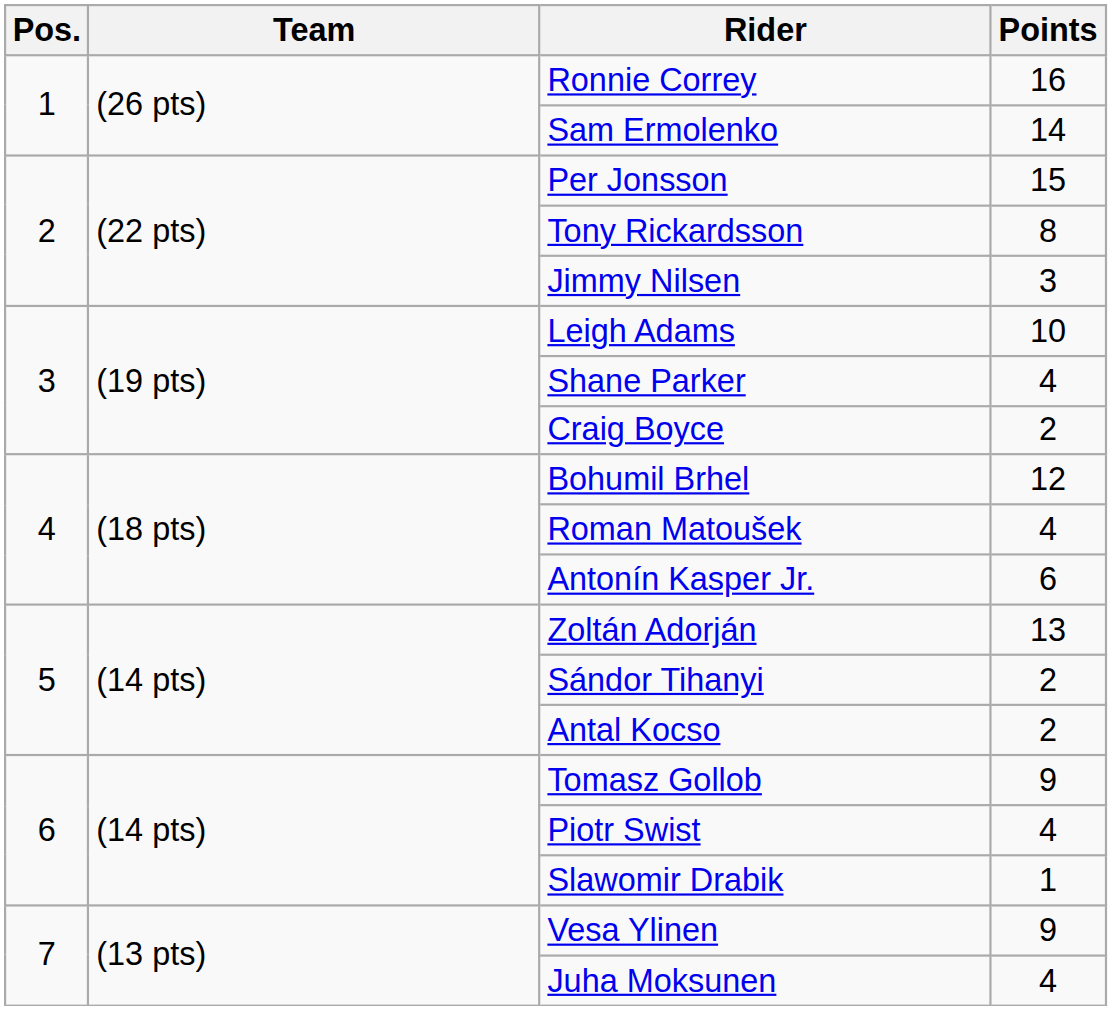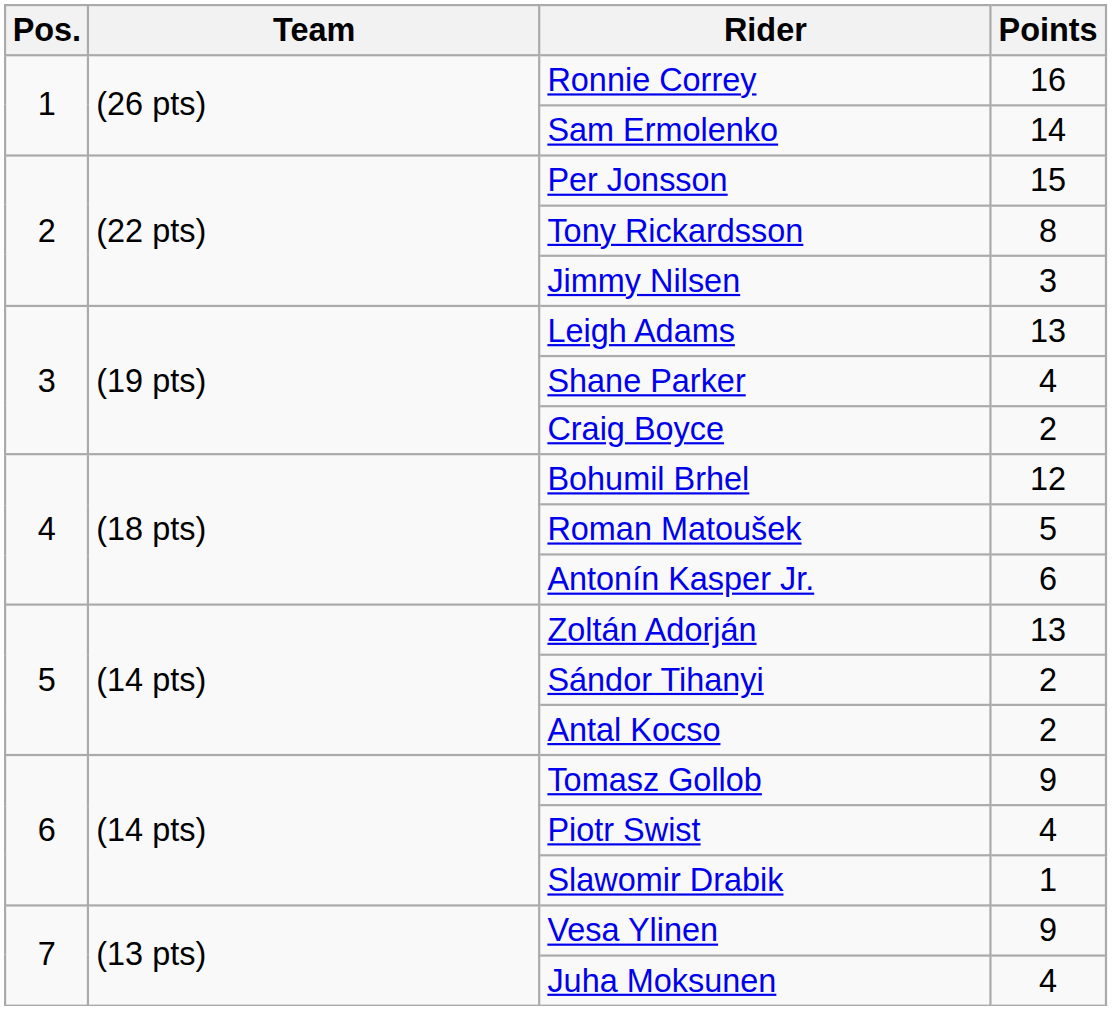(1048, 330) 10 -> (1048, 330) 13
(1048, 530) 4 -> (1048, 530) 5
